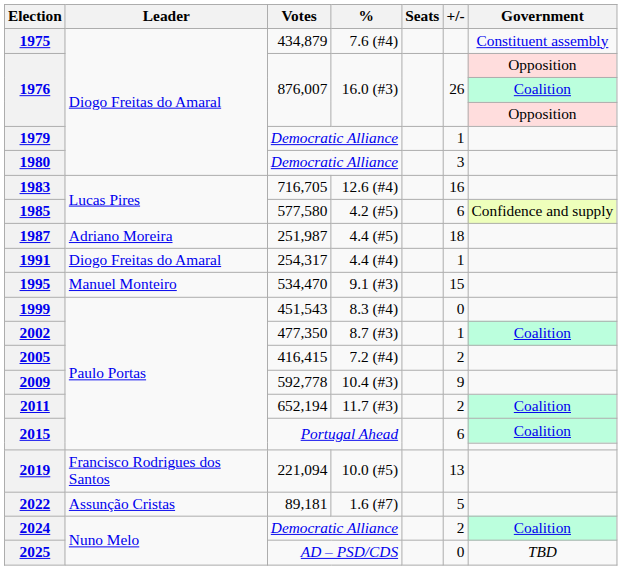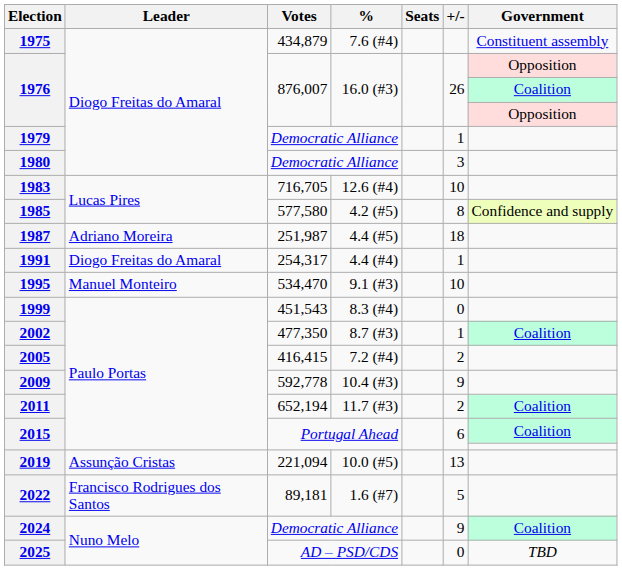(457, 187) 16 -> (457, 187) 10
(461, 211) 6 -> (461, 211) 8
(457, 284) 15 -> (457, 284) 10
(145, 470) Francisco Rodrigues dos Santos -> (122, 462) Assunção Cristas
(122, 503) Assunção Cristas -> (145, 495) Francisco Rodrigues dos Santos
(461, 528) 2 -> (461, 528) 9
